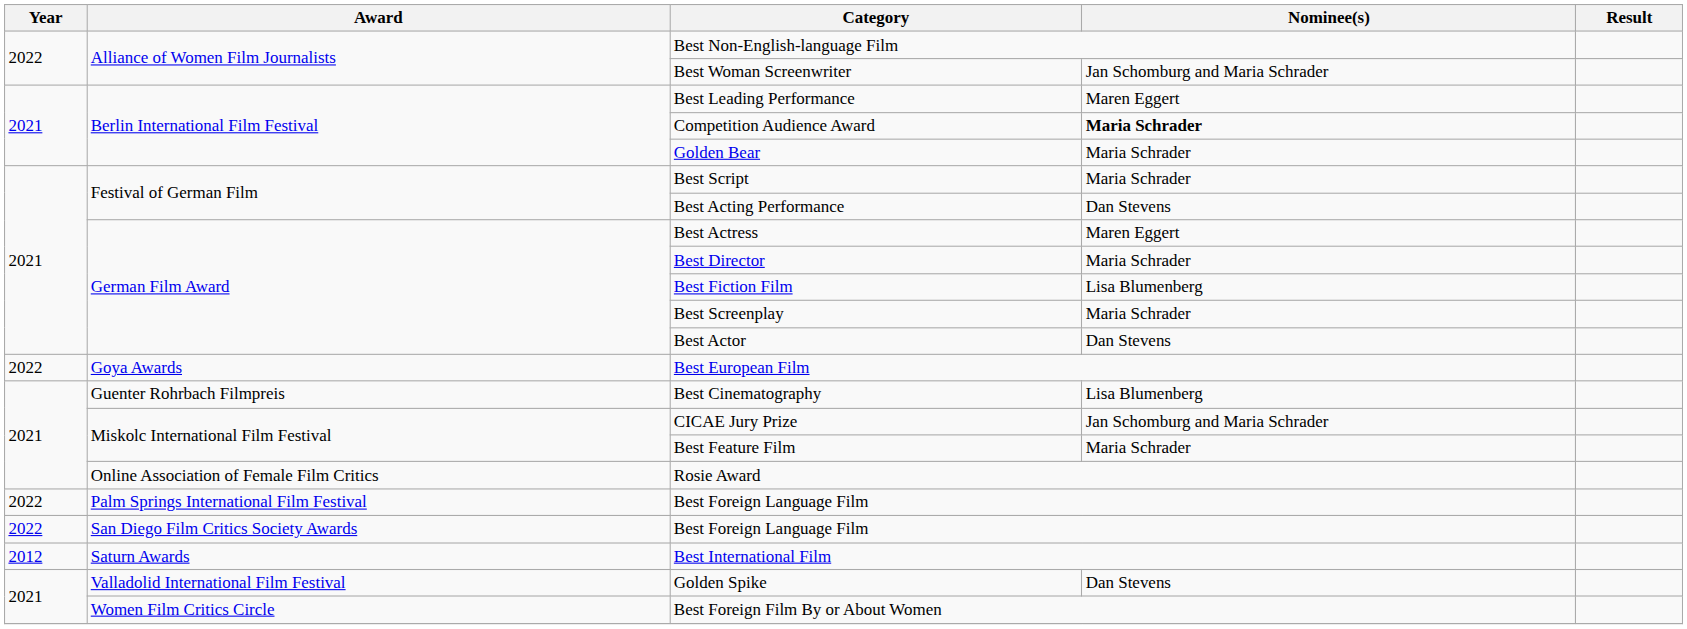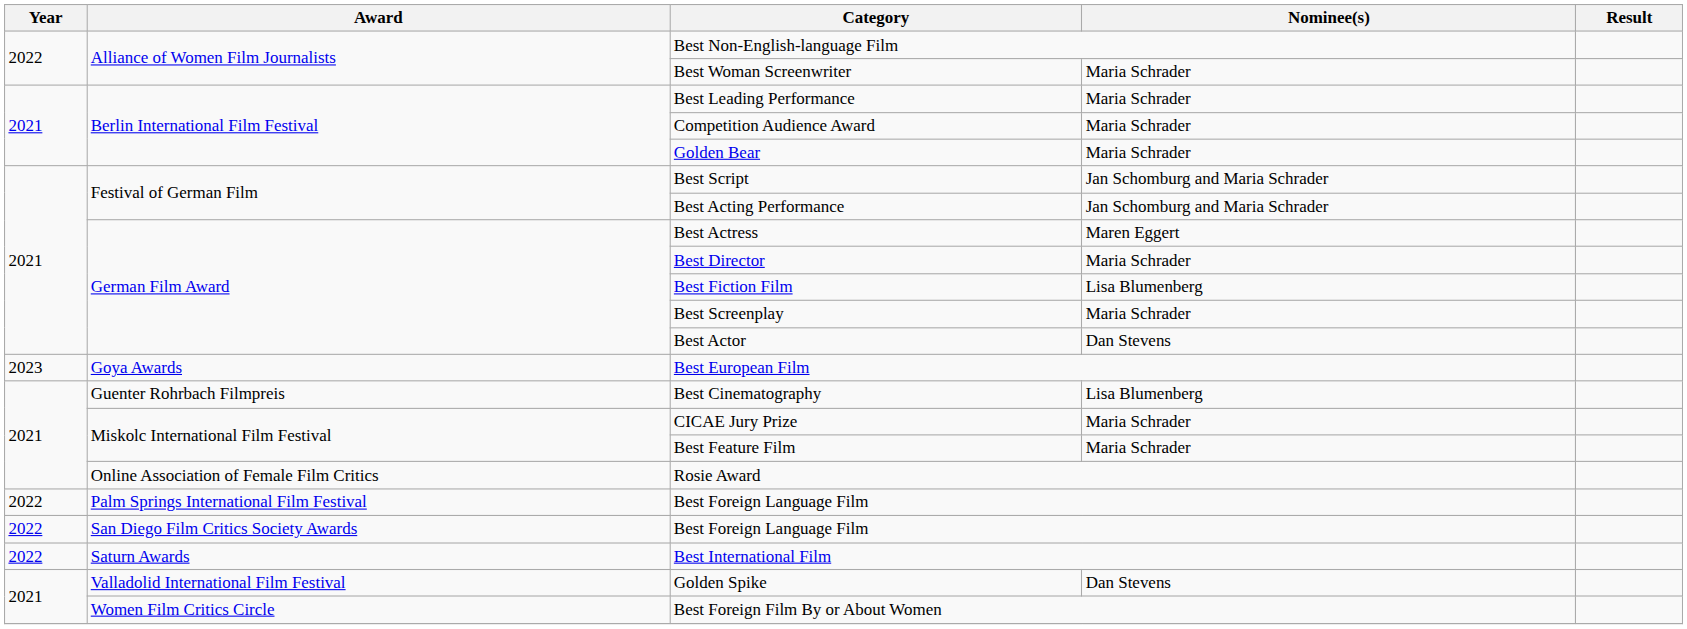(1207, 71) Jan Schomburg and Maria Schrader -> (1138, 71) Maria Schrader
(1133, 98) Maren Eggert -> (1138, 98) Maria Schrader
(1144, 125) bold -> (1138, 125) normal
(1138, 179) Maria Schrader -> (1207, 179) Jan Schomburg and Maria Schrader
(1128, 206) Dan Stevens -> (1207, 206) Jan Schomburg and Maria Schrader
(25, 367) 2022 -> (25, 367) 2023
(1207, 421) Jan Schomburg and Maria Schrader -> (1138, 421) Maria Schrader
(25, 555) 2012 -> (25, 555) 2022
